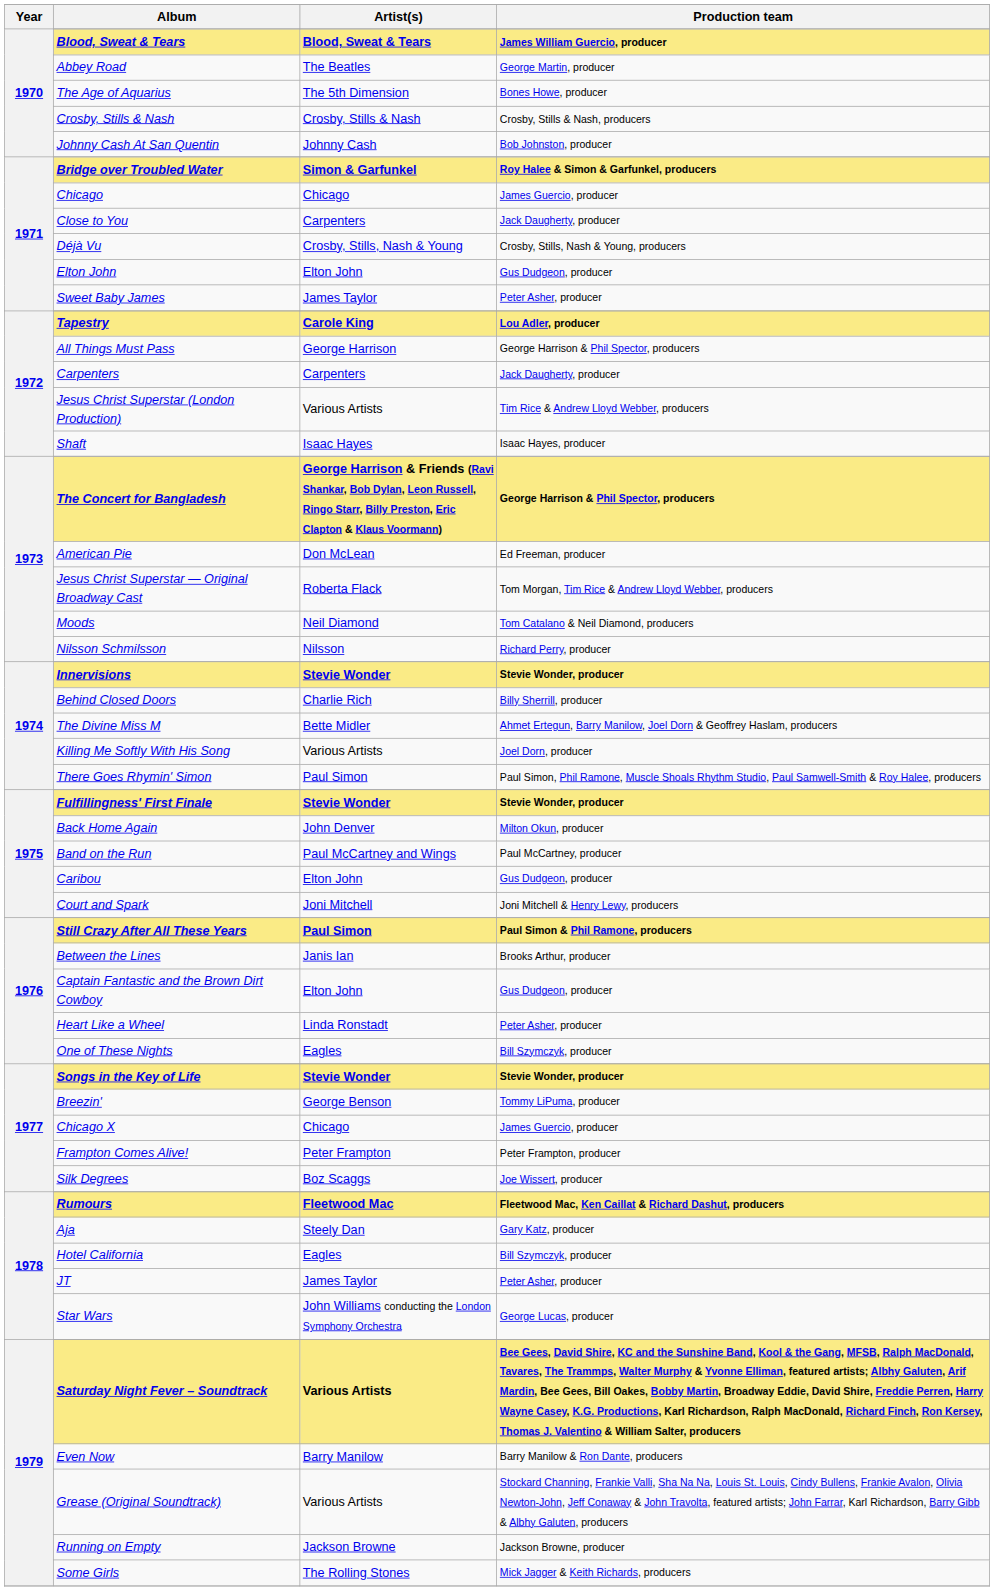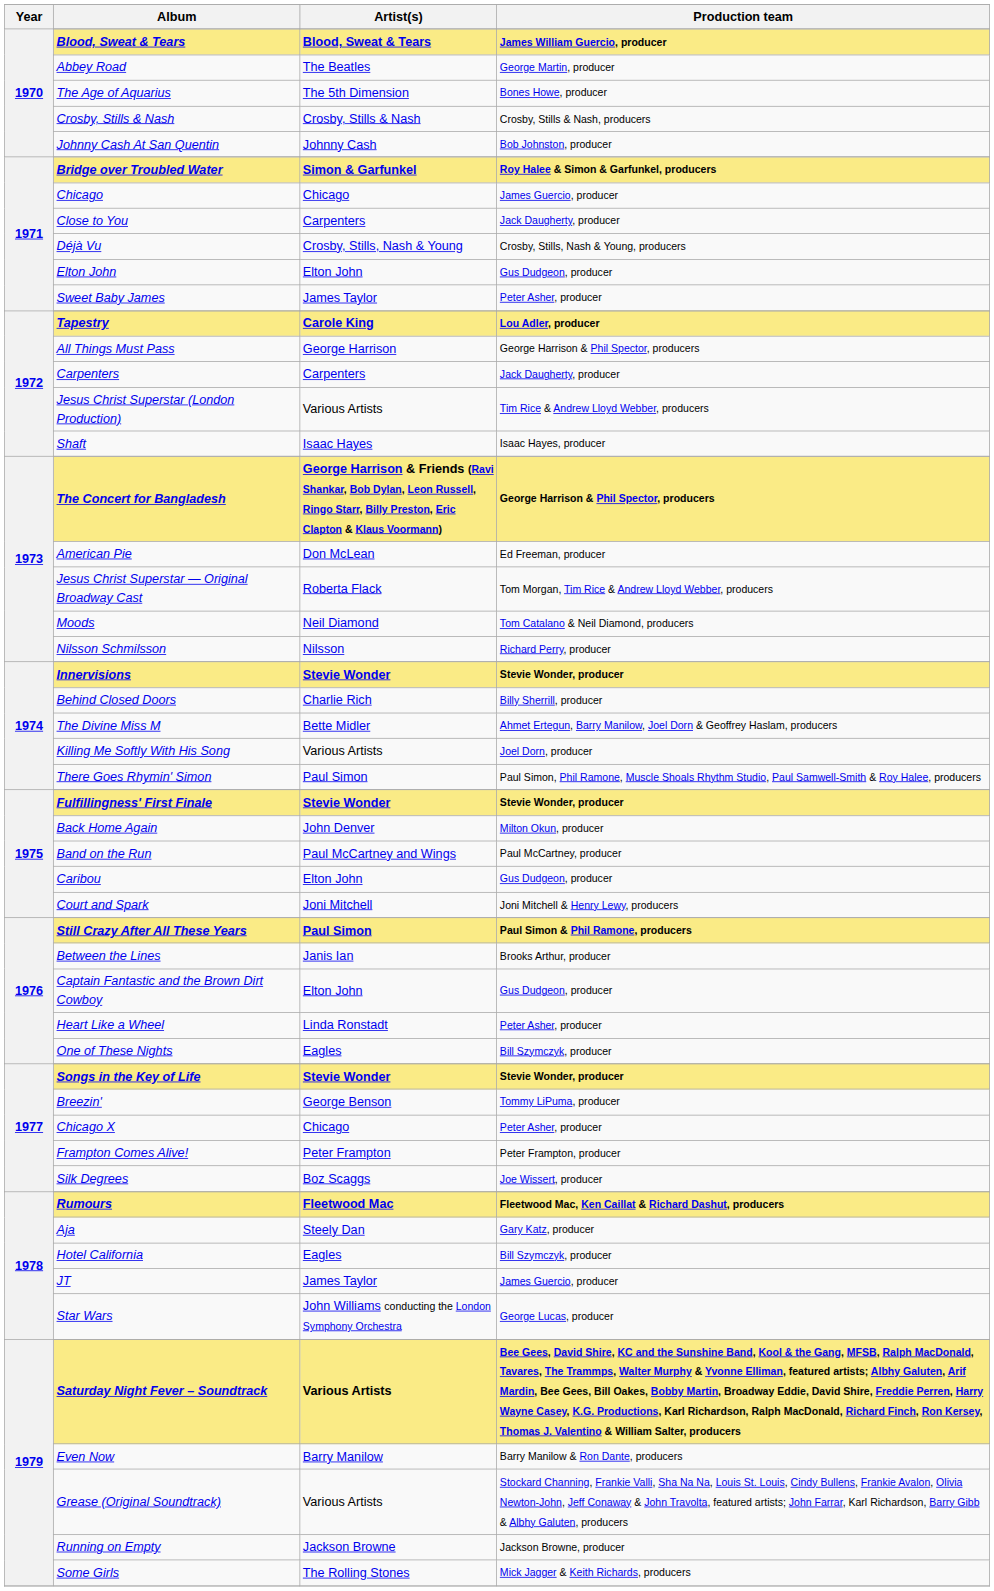(559, 1128) James Guercio, producer -> (551, 1128) Peter Asher, producer
(551, 1281) Peter Asher, producer -> (559, 1281) James Guercio, producer
